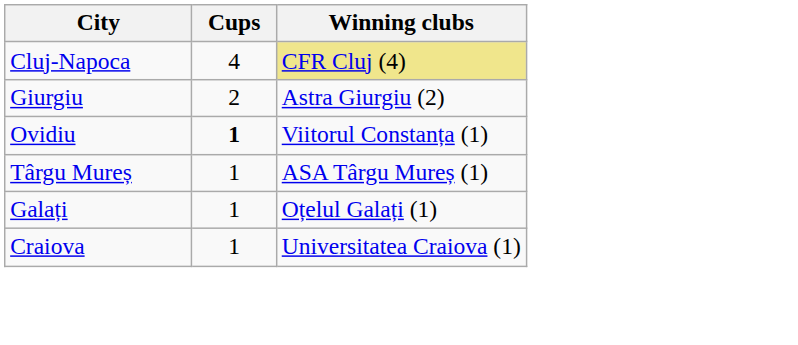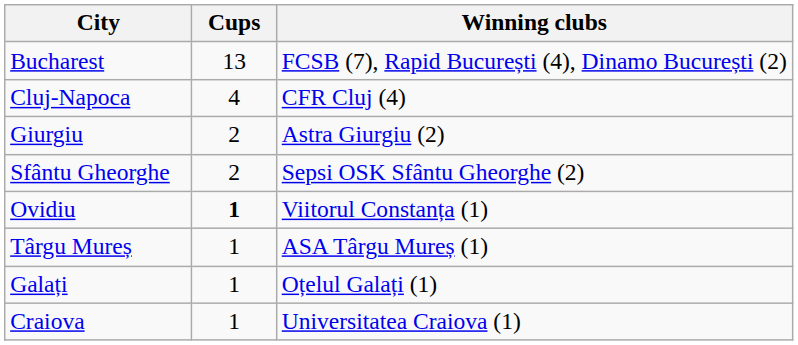+ row: (57, 60)
(344, 60) khaki background -> (344, 97) no background
+ row: (90, 172)
